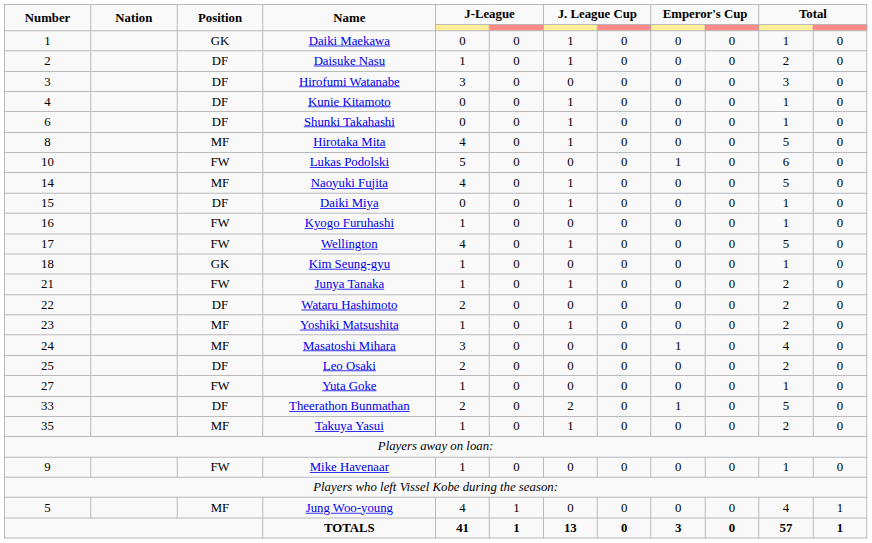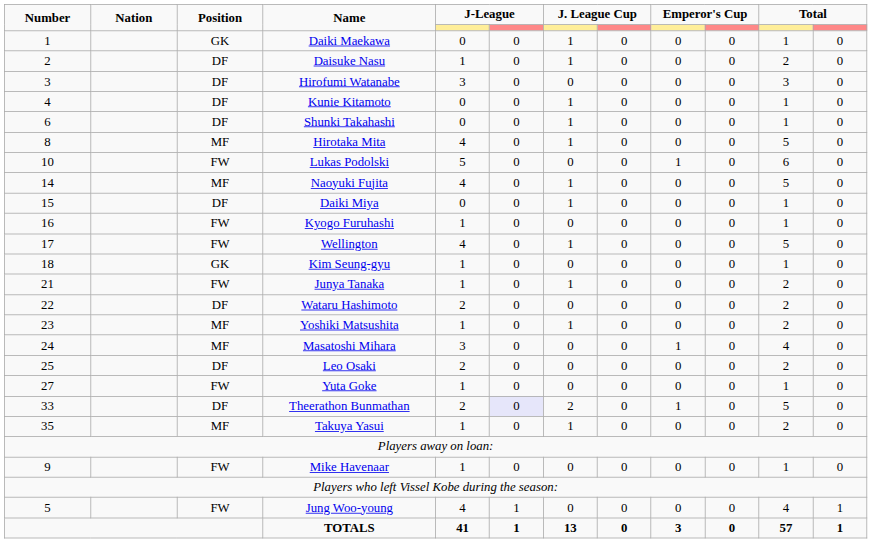(516, 406) no background -> (516, 406) lavender background
(220, 507) MF -> (220, 507) FW
